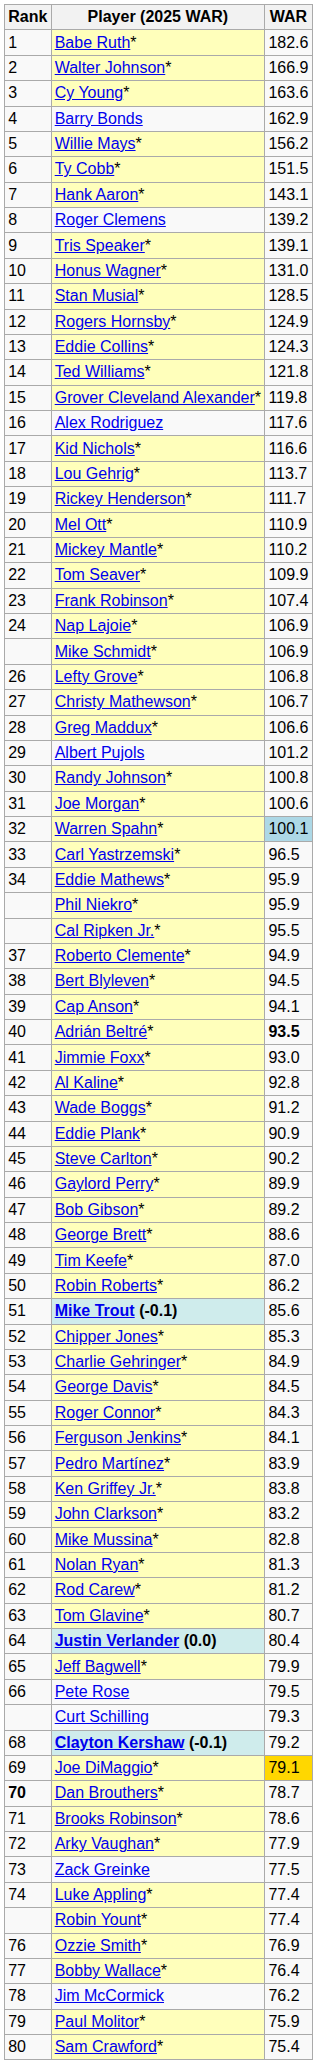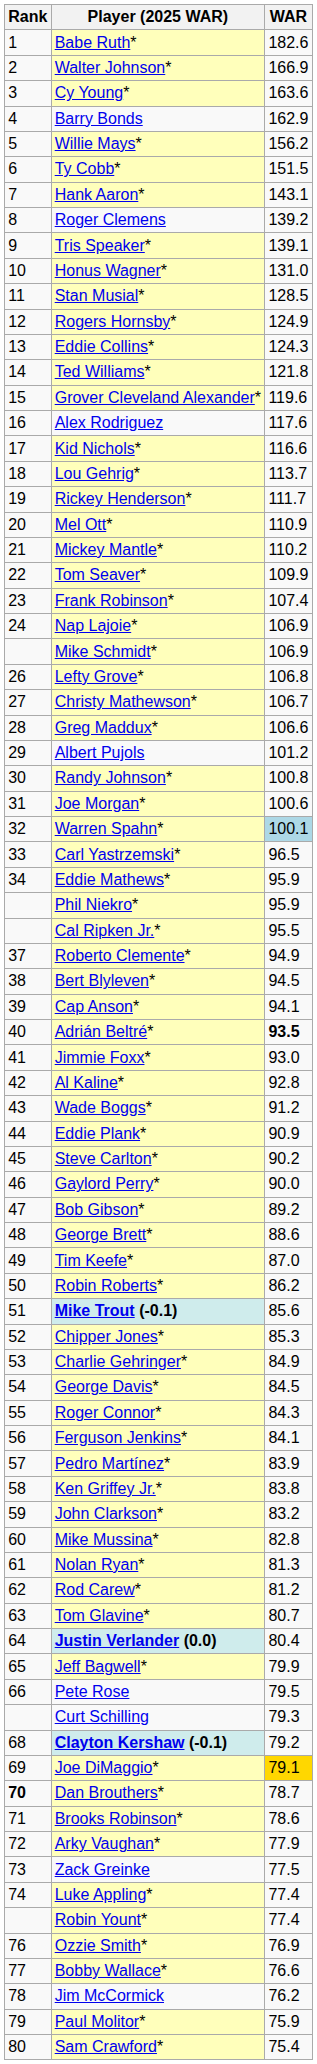(288, 397) 119.8 -> (288, 397) 119.6
(284, 1184) 89.9 -> (284, 1184) 90.0
(284, 1971) 76.4 -> (284, 1971) 76.6
